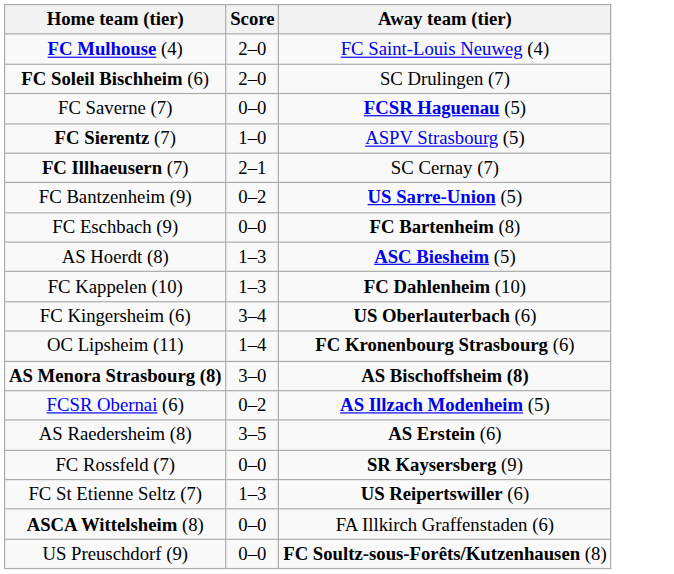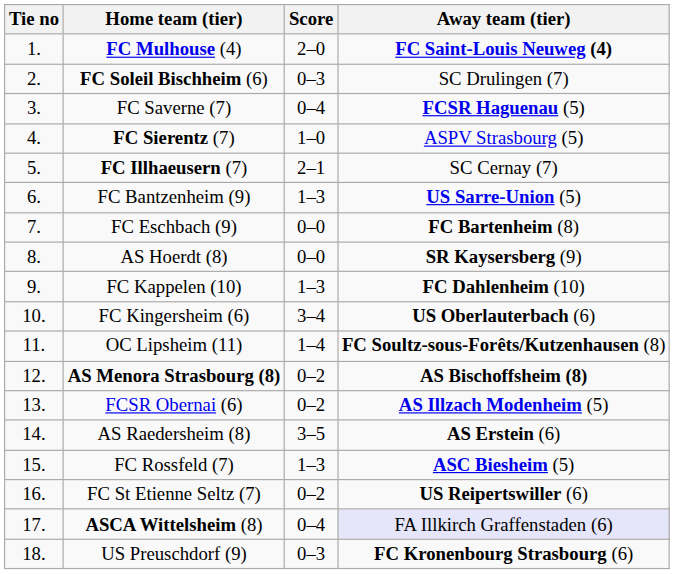+ column: (34, 19)
(445, 49) normal -> (504, 49) bold
(252, 78) 2–0 -> (311, 78) 0–3
(252, 108) 0–0 -> (311, 108) 0–4
(252, 197) 0–2 -> (311, 197) 1–3
(252, 256) 1–3 -> (311, 256) 0–0
(445, 256) ASC Biesheim (5) -> (504, 256) SR Kaysersberg (9)
(445, 345) FC Kronenbourg Strasbourg (6) -> (504, 345) FC Soultz-sous-Forêts/Kutzenhausen (8)
(252, 375) 3–0 -> (311, 375) 0–2
(252, 464) 0–0 -> (311, 464) 1–3
(445, 464) SR Kaysersberg (9) -> (504, 464) ASC Biesheim (5)
(252, 494) 1–3 -> (311, 494) 0–2
(252, 524) 0–0 -> (311, 524) 0–4
(445, 524) no background -> (504, 524) lavender background
(252, 553) 0–0 -> (311, 553) 0–3
(445, 553) FC Soultz-sous-Forêts/Kutzenhausen (8) -> (504, 553) FC Kronenbourg Strasbourg (6)
